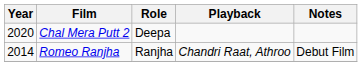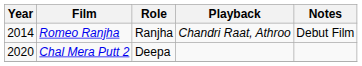rows swapped: (79, 52) <-> (84, 33)
